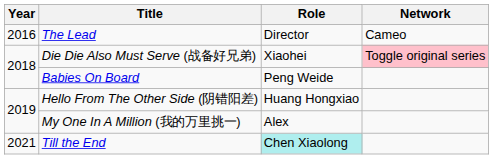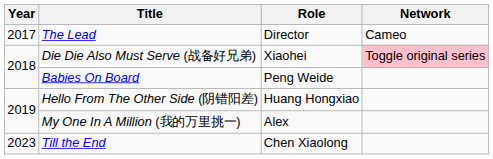(22, 34) 2016 -> (22, 34) 2017
(22, 143) 2021 -> (22, 143) 2023
(306, 143) paleturquoise background -> (306, 143) no background
